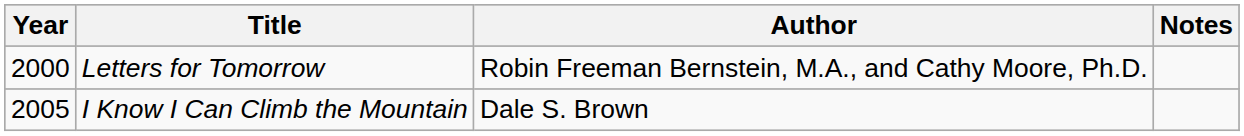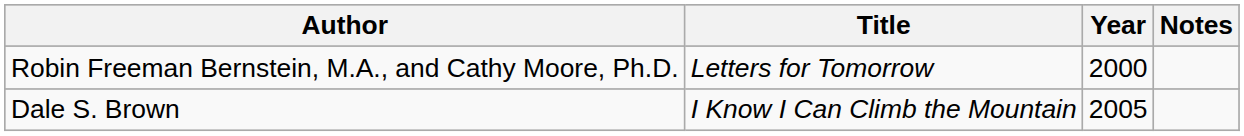columns swapped: (40, 25) <-> (814, 25)
